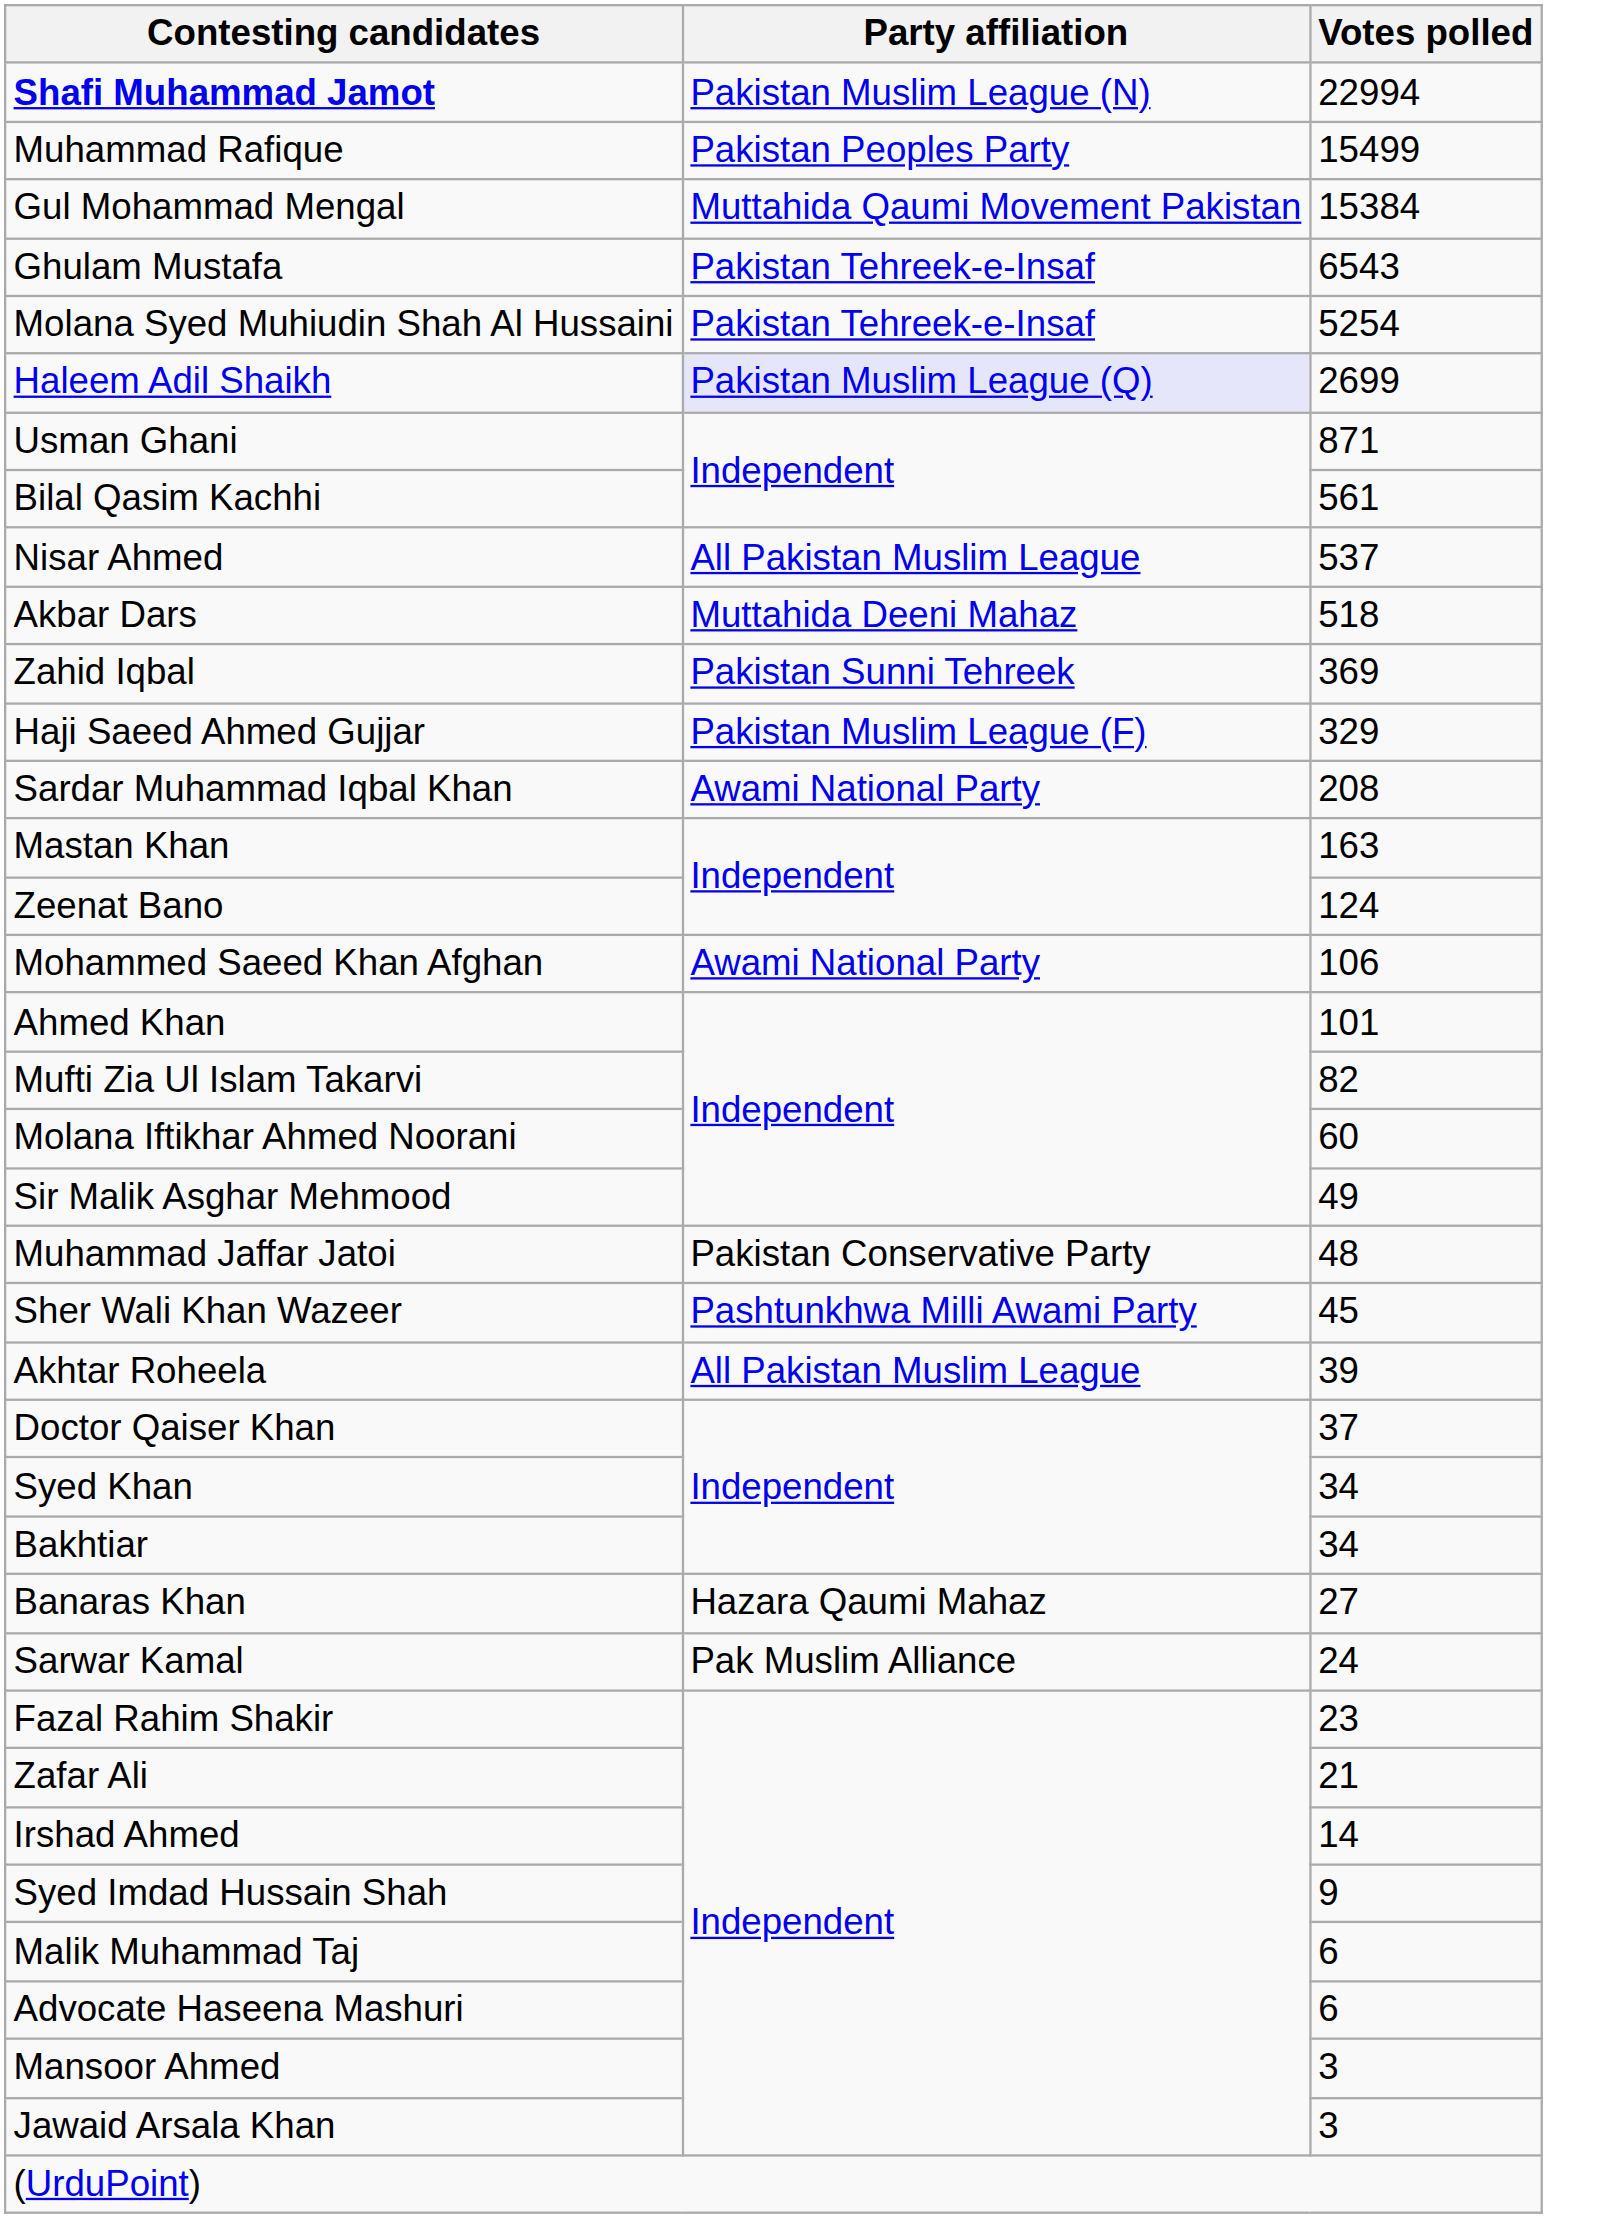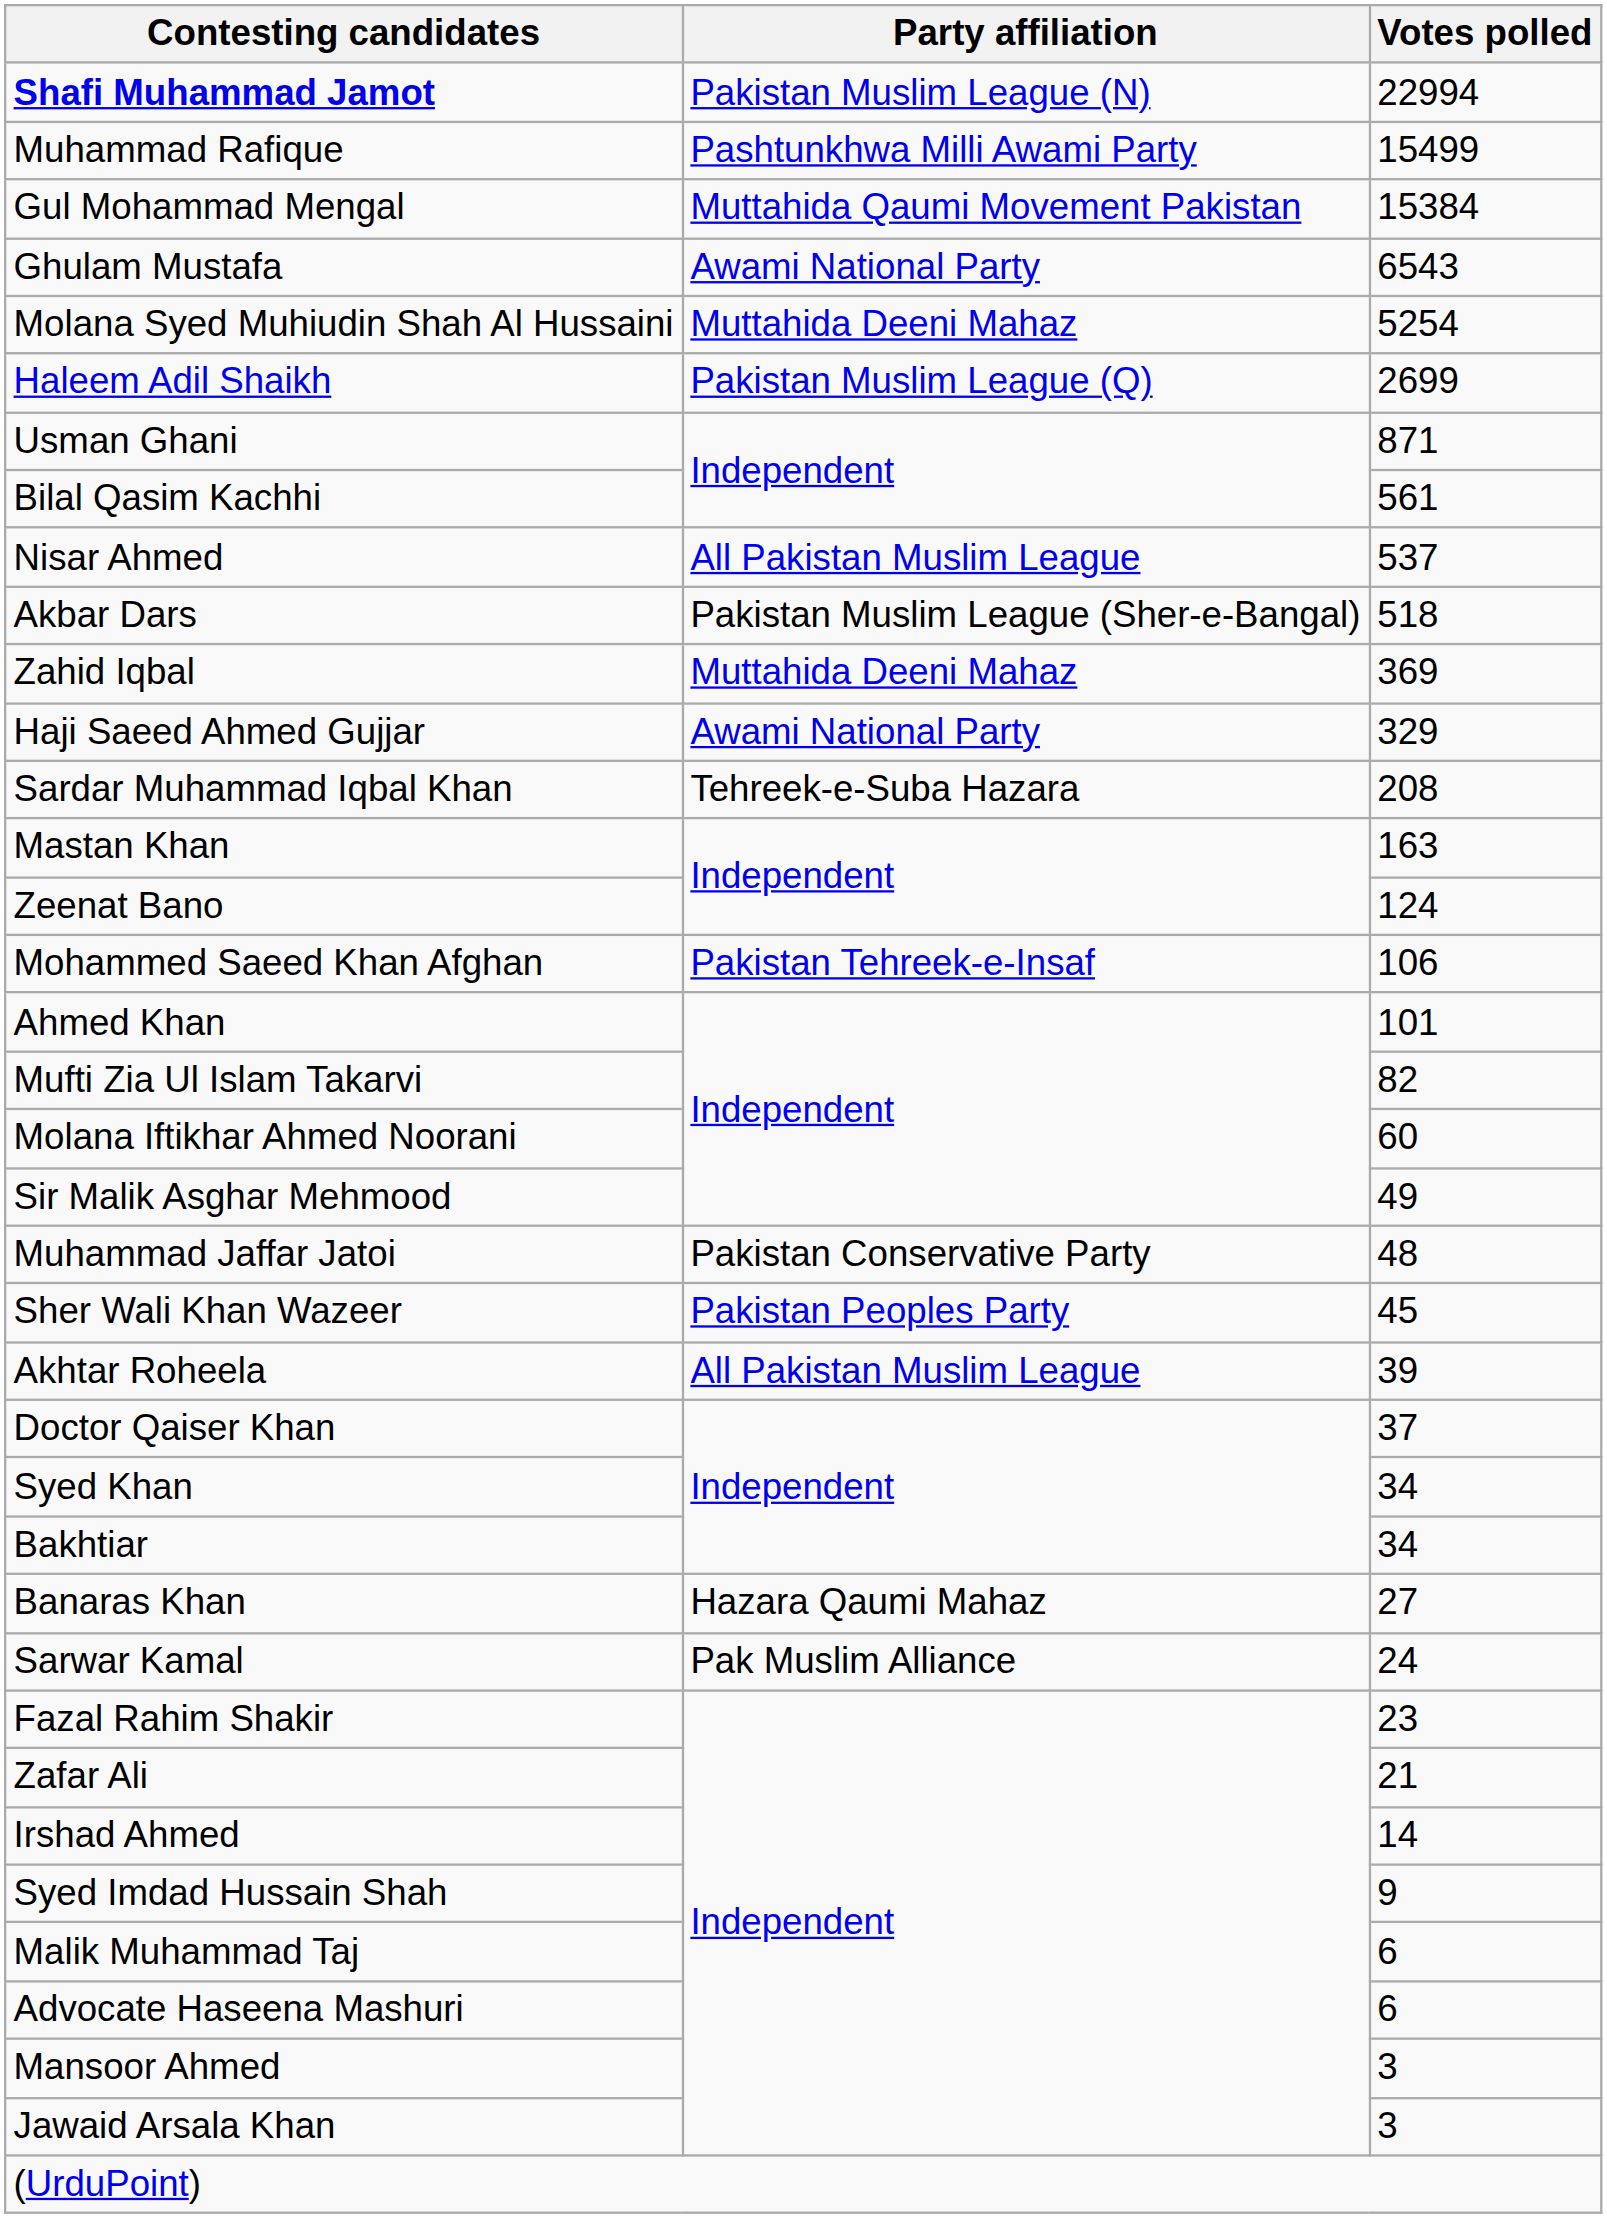(880, 149) Pakistan Peoples Party -> (944, 149) Pashtunkhwa Milli Awami Party
(893, 265) Pakistan Tehreek-e-Insaf -> (865, 265) Awami National Party
(893, 324) Pakistan Tehreek-e-Insaf -> (884, 324) Muttahida Deeni Mahaz
(922, 382) lavender background -> (922, 382) no background
(884, 614) Muttahida Deeni Mahaz -> (1025, 614) Pakistan Muslim League (Sher-e-Bangal)
(883, 672) Pakistan Sunni Tehreek -> (884, 672) Muttahida Deeni Mahaz
(918, 730) Pakistan Muslim League (F) -> (865, 730) Awami National Party
(865, 788) Awami National Party -> (885, 788) Tehreek-e-Suba Hazara
(865, 963) Awami National Party -> (893, 963) Pakistan Tehreek-e-Insaf
(944, 1311) Pashtunkhwa Milli Awami Party -> (880, 1311) Pakistan Peoples Party
